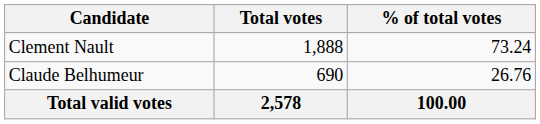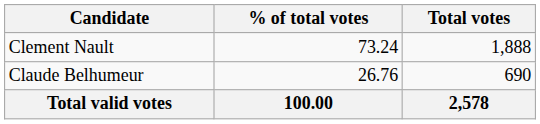columns swapped: (281, 18) <-> (441, 18)
